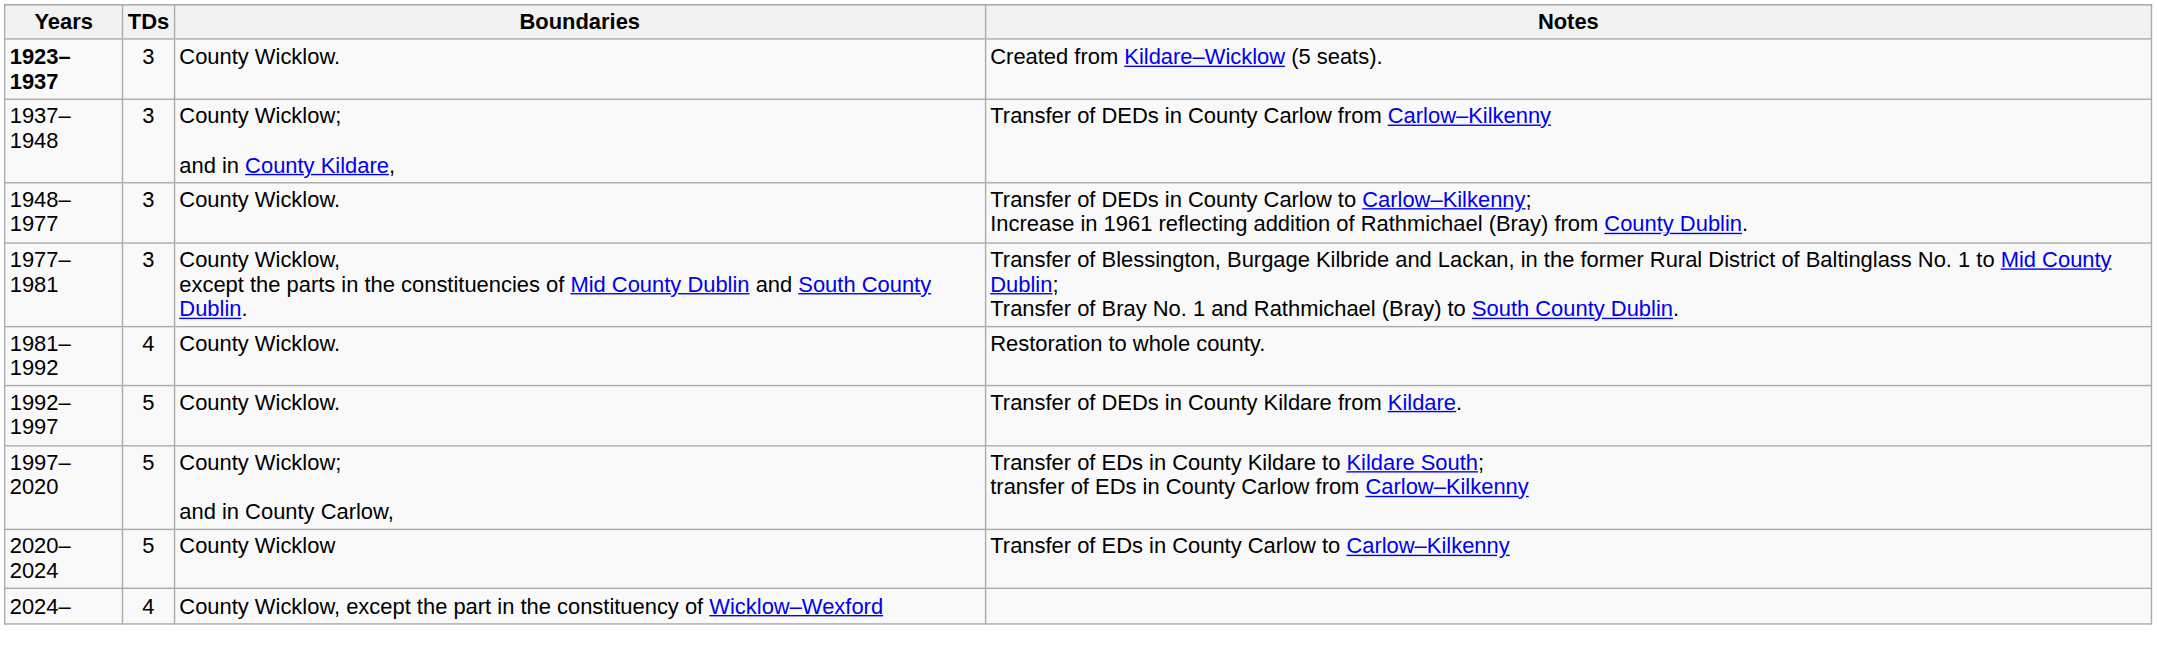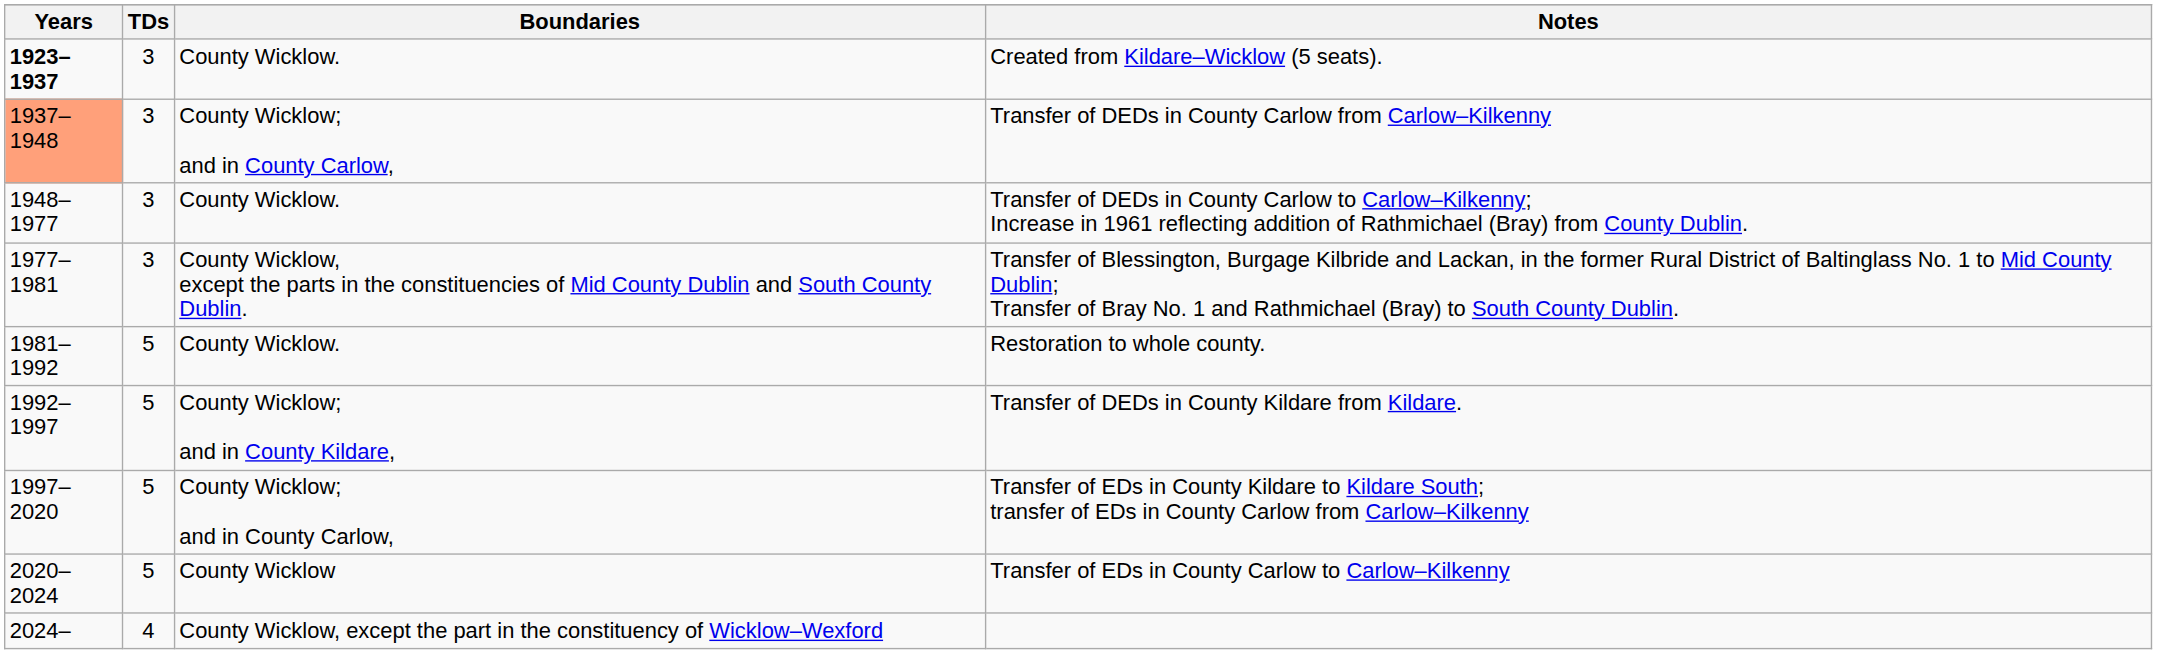(40, 128) no background -> (40, 128) lightsalmon background
(287, 140) County Wicklow; and in County Kildare, -> (287, 140) County Wicklow; and in County Carlow,
(148, 343) 4 -> (148, 343) 5
(260, 403) County Wicklow. -> (287, 427) County Wicklow; and in County Kildare,
